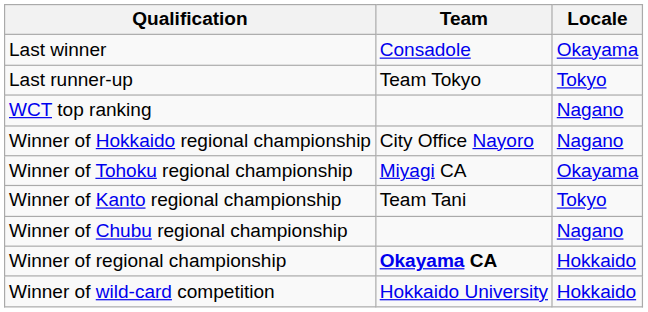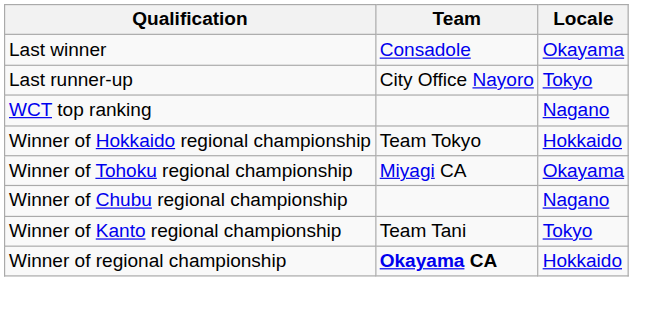(430, 79) Team Tokyo -> (457, 79) City Office Nayoro
(457, 140) City Office Nayoro -> (430, 140) Team Tokyo
(590, 140) Nagano -> (582, 140) Hokkaido
rows swapped: (175, 200) <-> (178, 230)
- row: (142, 291)
